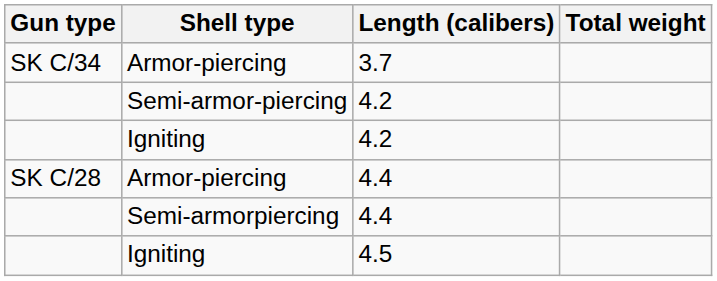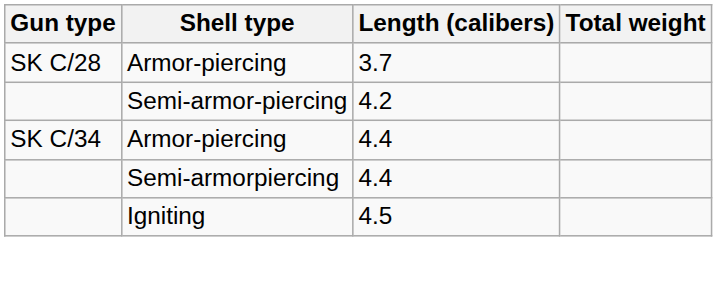(56, 62) SK C/34 -> (56, 62) SK C/28
- row: (166, 139)
(56, 178) SK C/28 -> (56, 139) SK C/34
